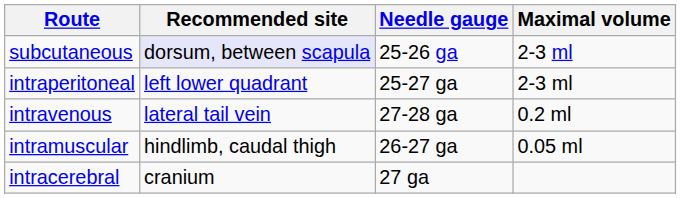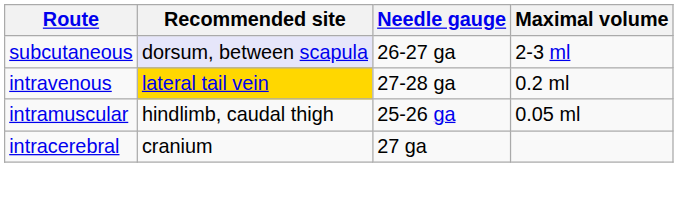(418, 51) 25-26 ga -> (416, 51) 26-27 ga
- row: (72, 83)
(207, 114) no background -> (205, 83) gold background
(418, 146) 26-27 ga -> (416, 114) 25-26 ga
